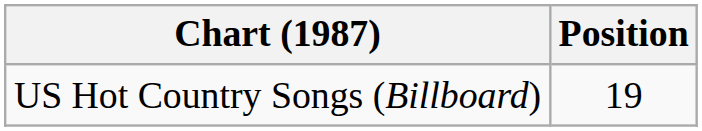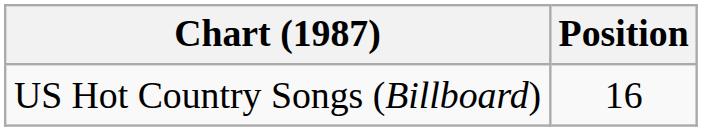(624, 94) 19 -> (624, 94) 16
